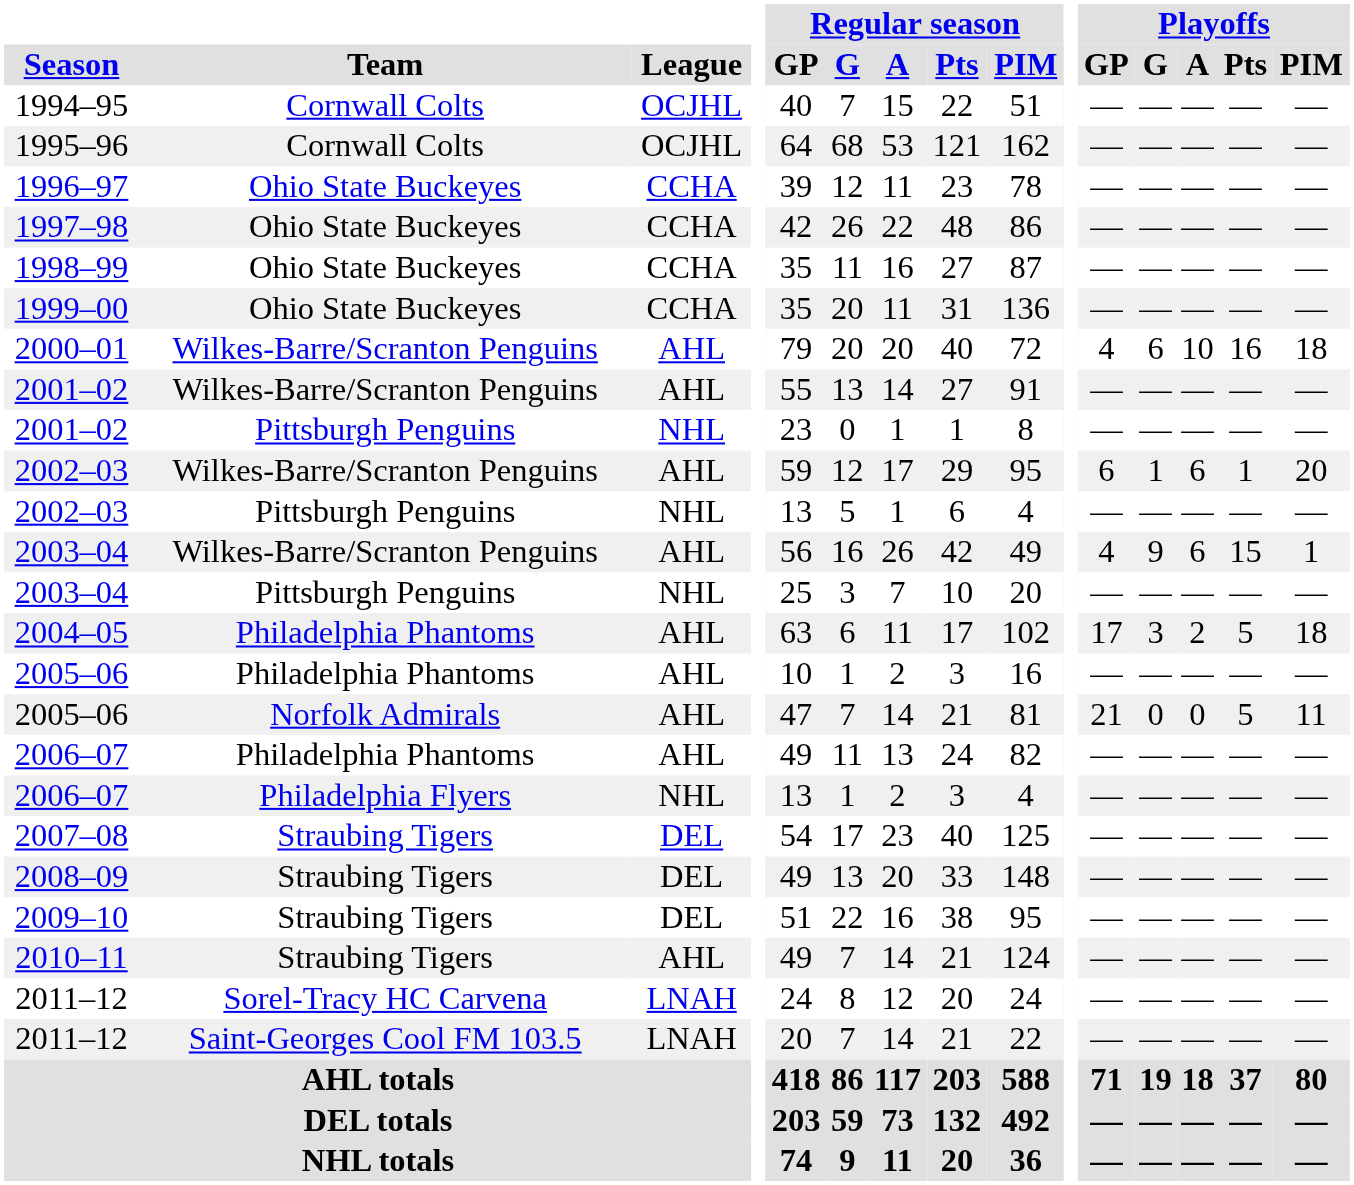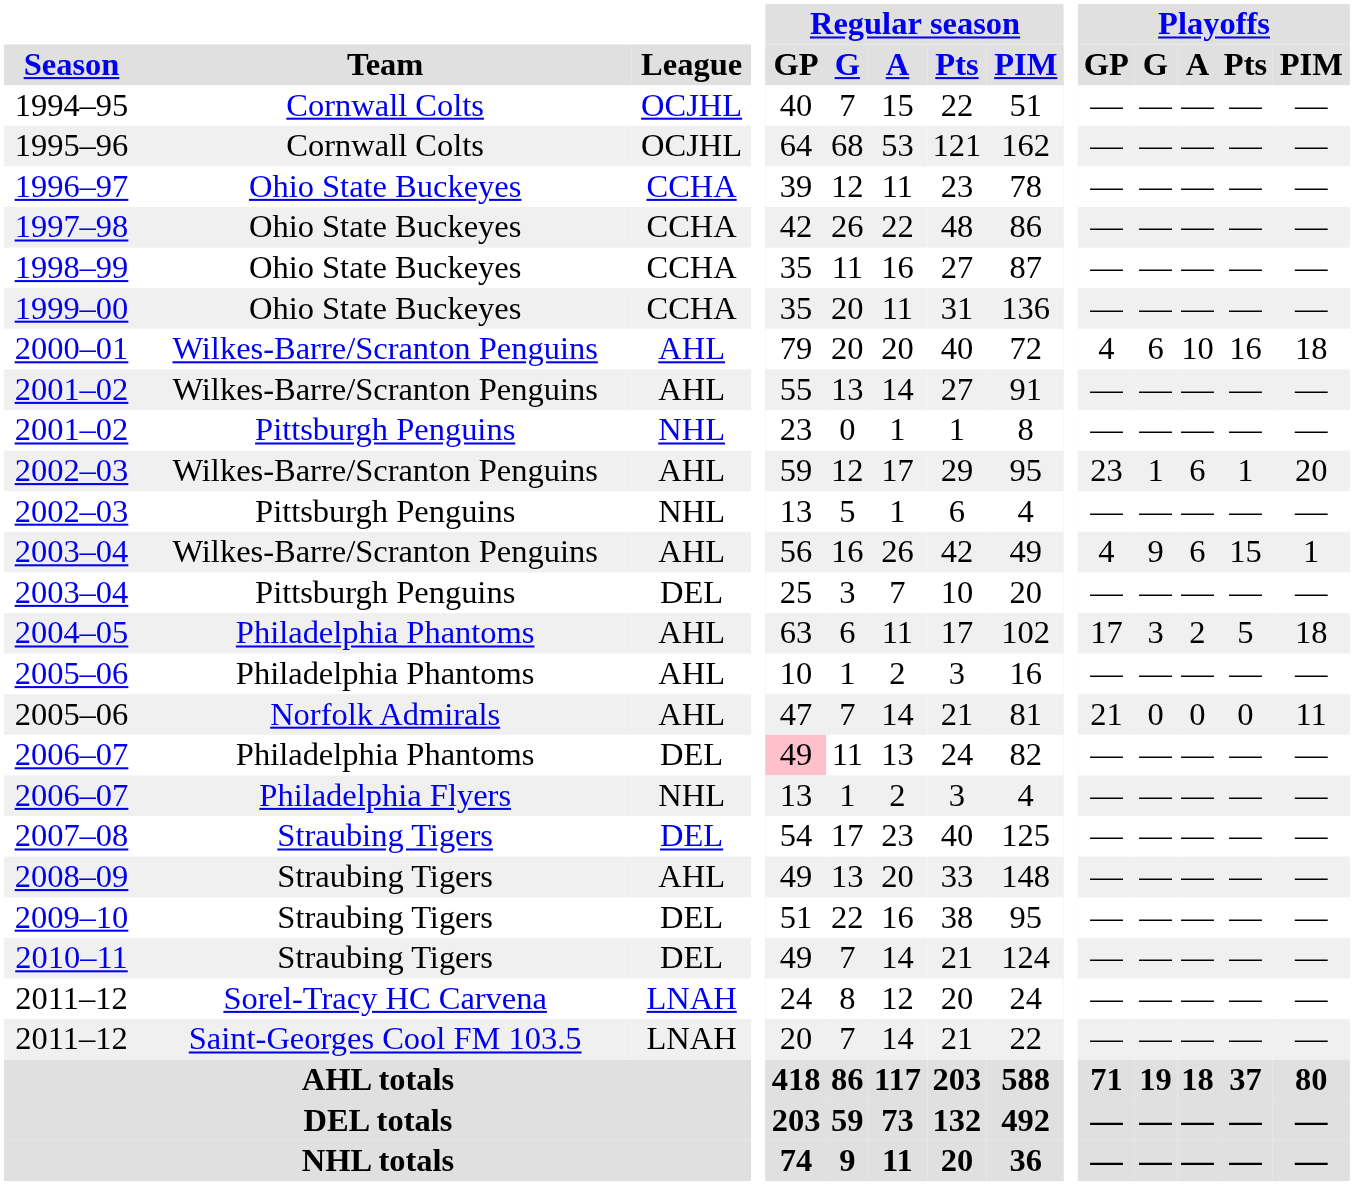(1106, 470) 6 -> (1106, 470) 23
(692, 592) NHL -> (692, 592) DEL
(1245, 713) 5 -> (1245, 713) 0
(692, 754) AHL -> (692, 754) DEL
(796, 754) no background -> (796, 754) pink background
(692, 876) DEL -> (692, 876) AHL
(692, 957) AHL -> (692, 957) DEL
